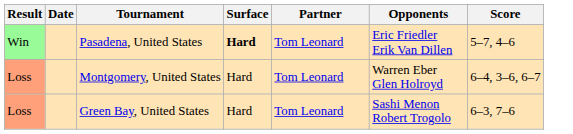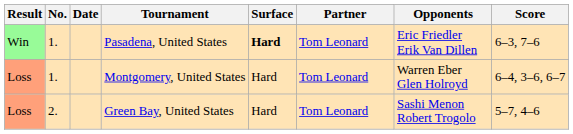+ column: (58, 14)
(493, 42) 5–7, 4–6 -> (517, 42) 6–3, 7–6
(493, 111) 6–3, 7–6 -> (517, 111) 5–7, 4–6
